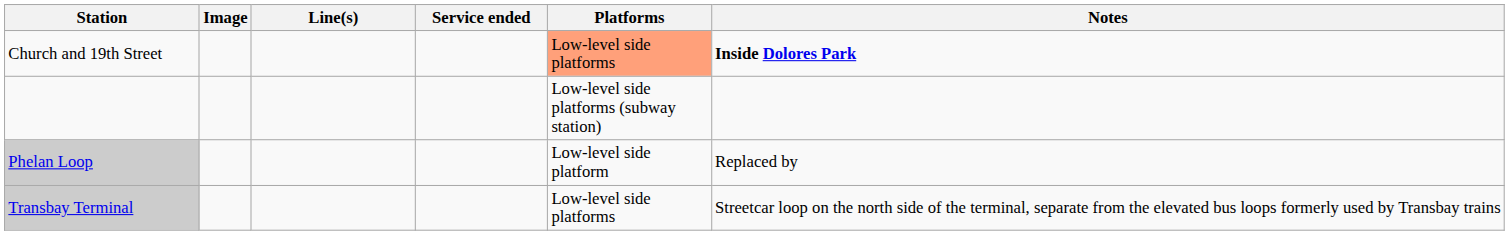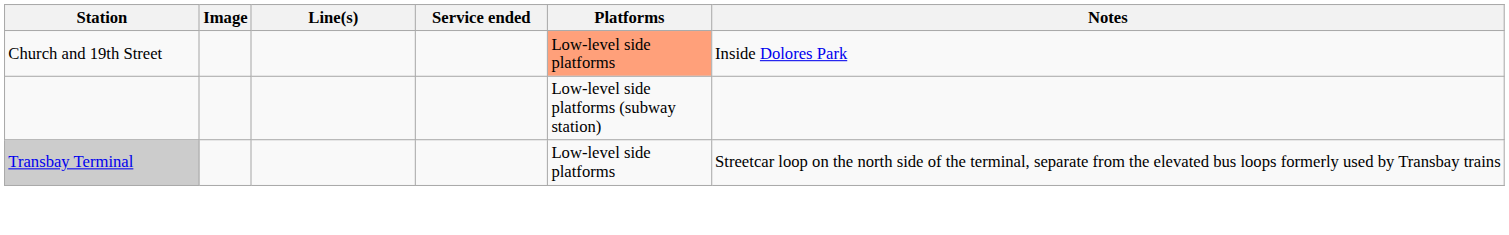(786, 53) bold -> (781, 53) normal
- row: (51, 162)
